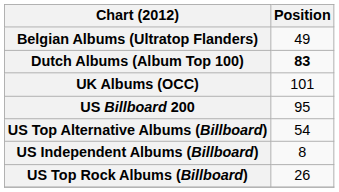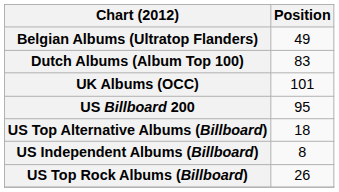(302, 61) bold -> (302, 61) normal
(302, 130) 54 -> (302, 130) 18
